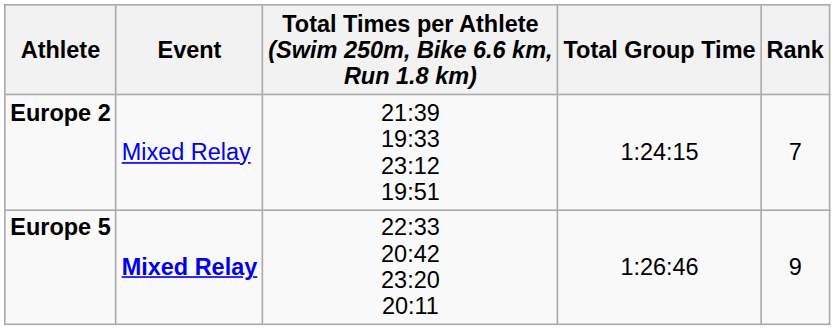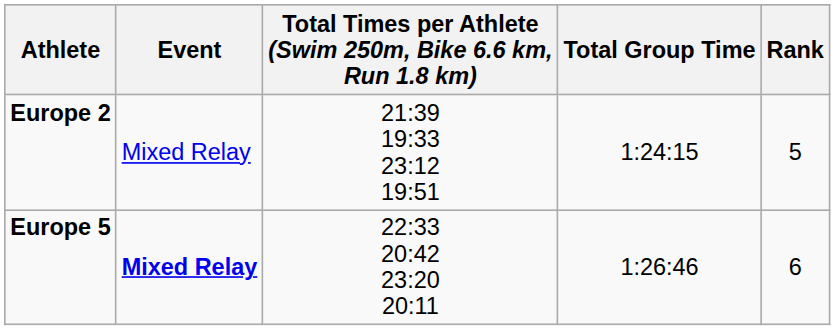(795, 152) 7 -> (795, 152) 5
(795, 267) 9 -> (795, 267) 6
